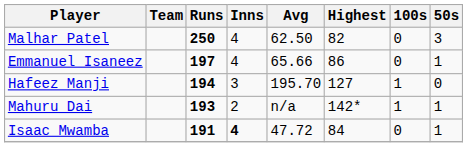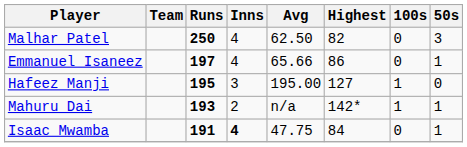(202, 85) 194 -> (202, 85) 195
(296, 85) 195.70 -> (296, 85) 195.00
(292, 130) 47.72 -> (292, 130) 47.75
